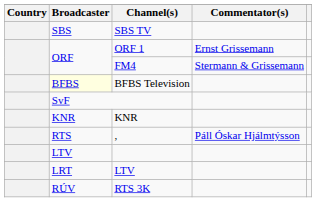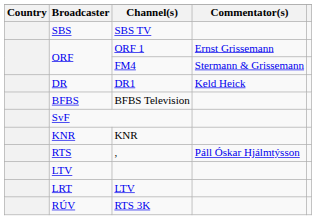+ row: (125, 83)
(65, 83) lightyellow background -> (65, 100) no background
